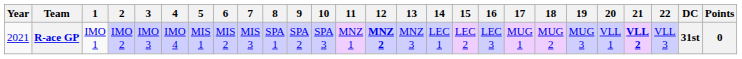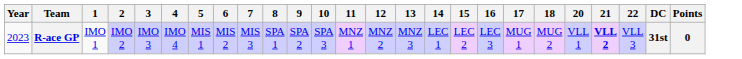- column: (582, 13)
(18, 37) 2021 -> (18, 37) 2023
(381, 37) bold -> (381, 37) normal
